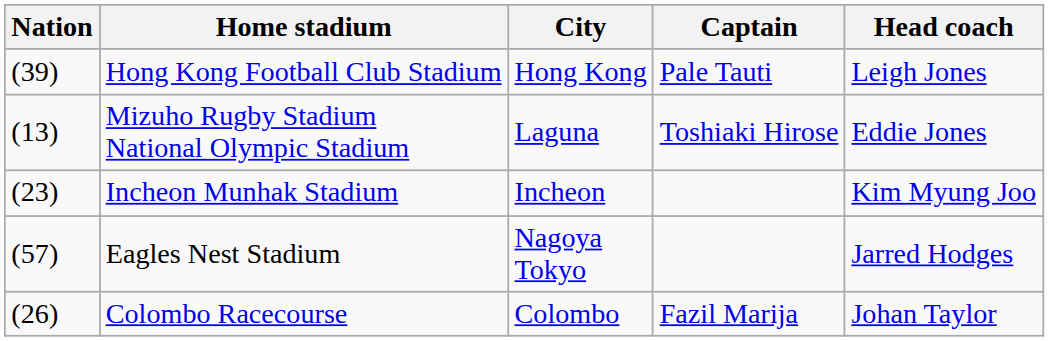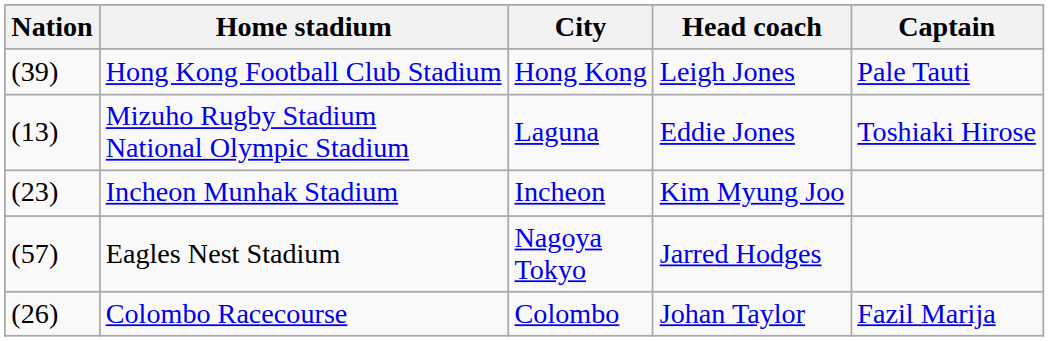columns swapped: (944, 26) <-> (749, 26)
